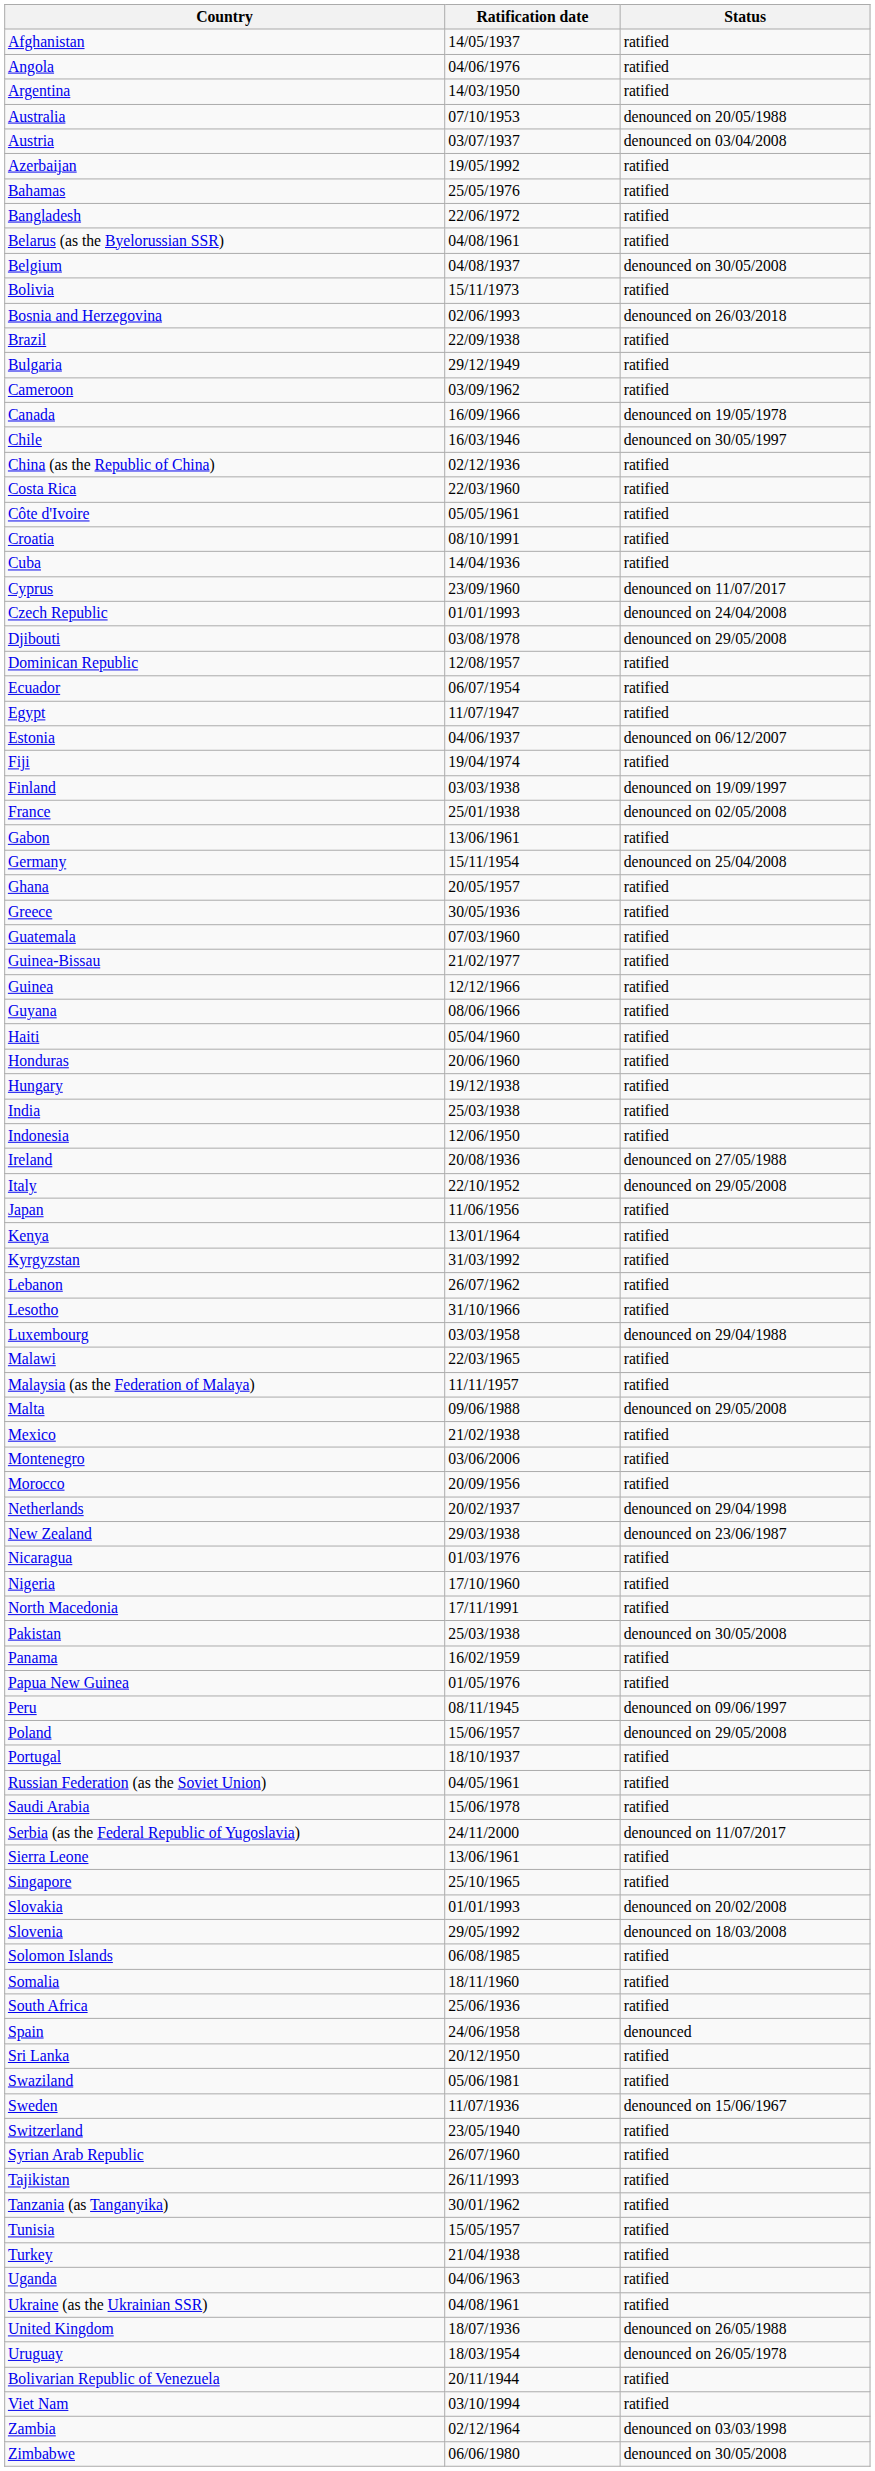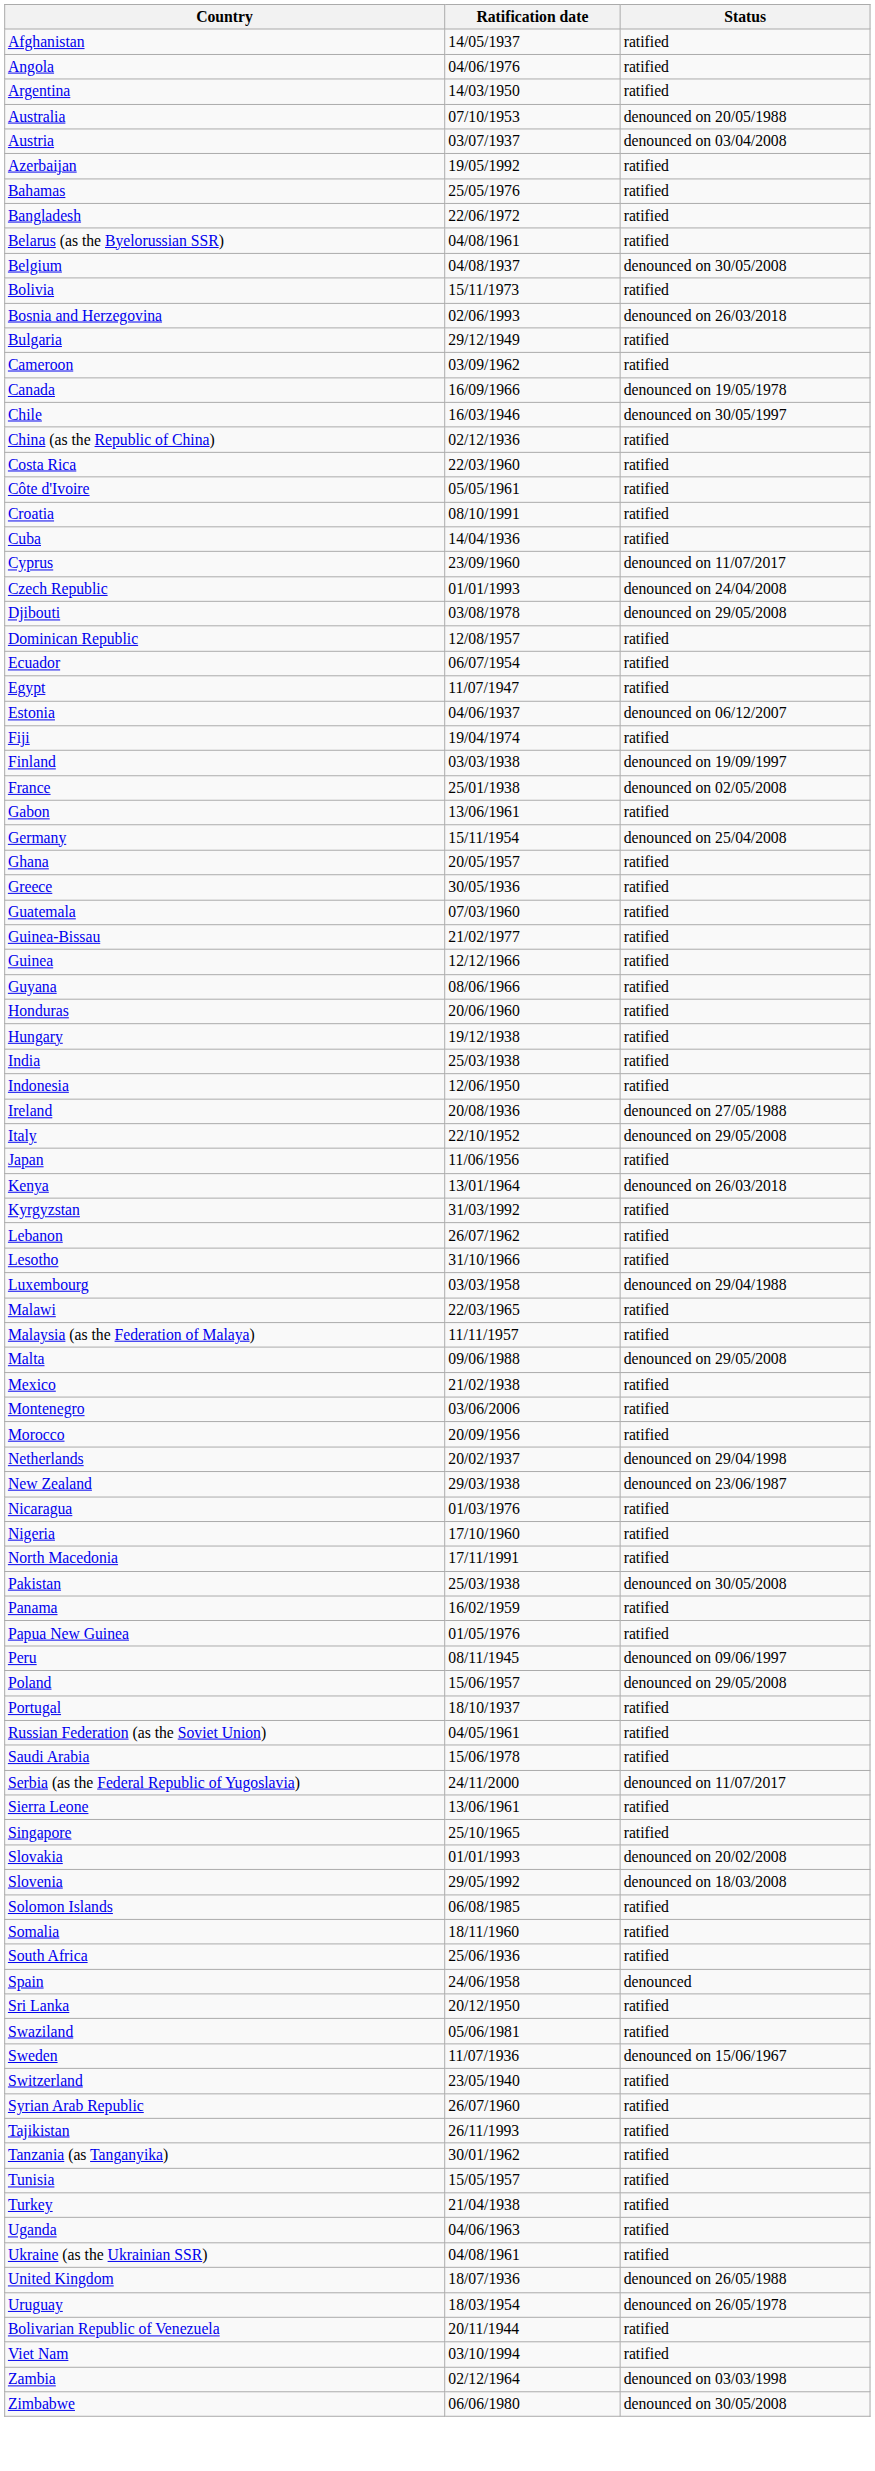- row: (27, 340)
- row: (24, 1036)
(646, 1235) ratified -> (705, 1185) denounced on 26/03/2018
